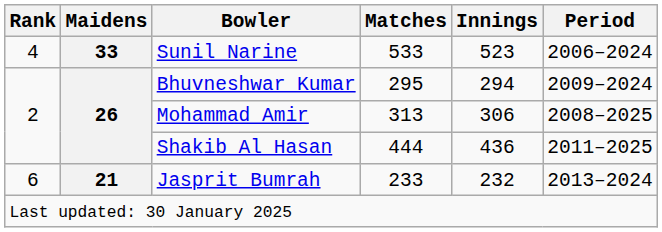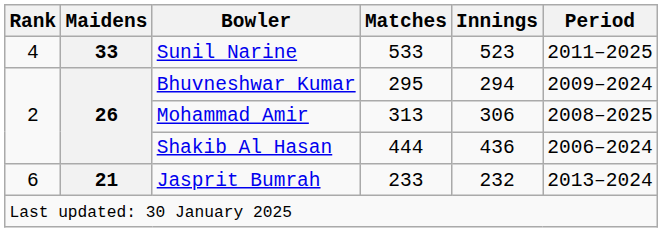(600, 52) 2006–2024 -> (600, 52) 2011–2025
(600, 148) 2011–2025 -> (600, 148) 2006–2024
